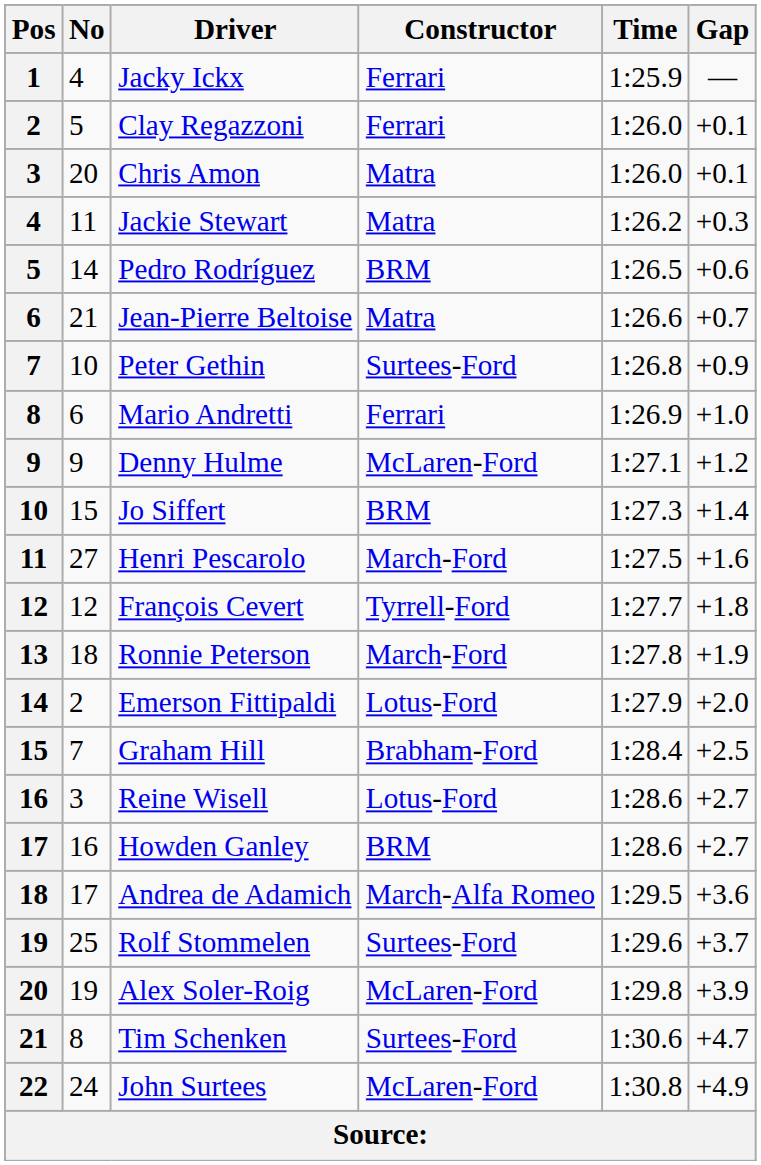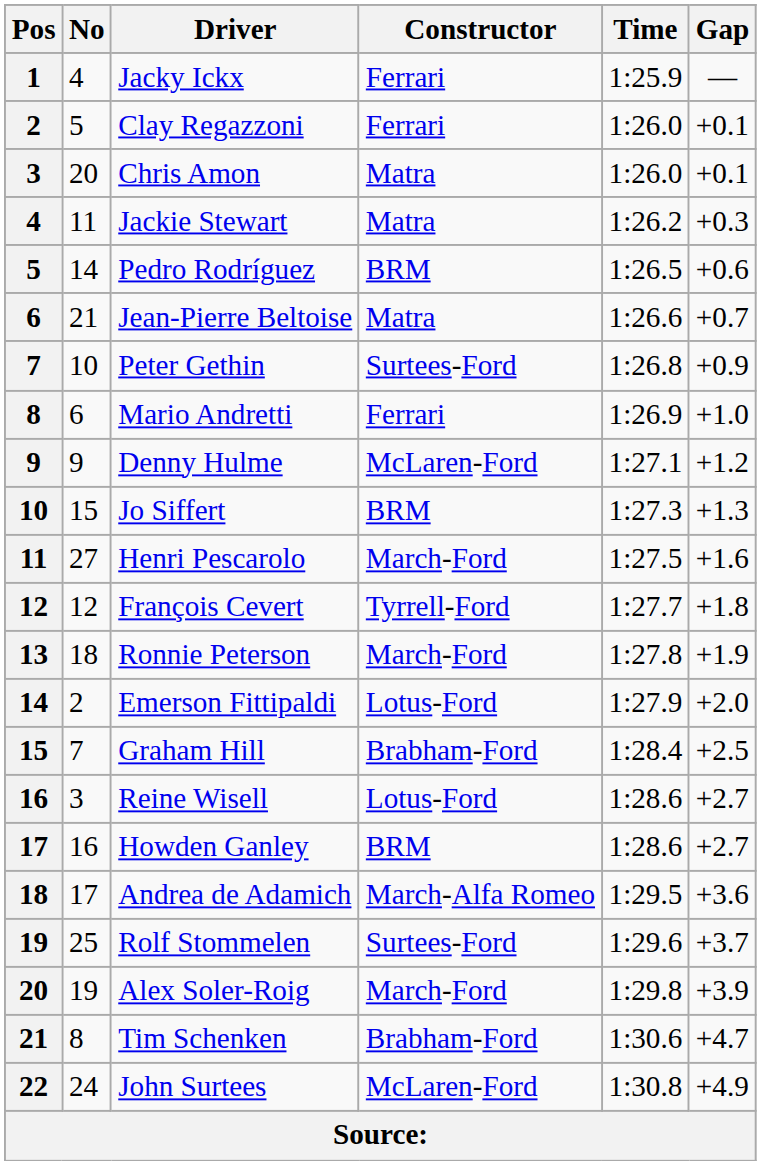(722, 509) +1.4 -> (722, 509) +1.3
(452, 991) McLaren-Ford -> (436, 991) March-Ford
(441, 1039) Surtees-Ford -> (452, 1039) Brabham-Ford
